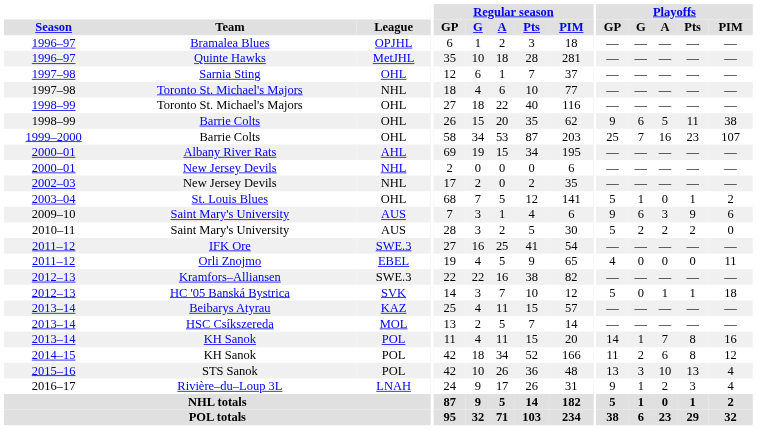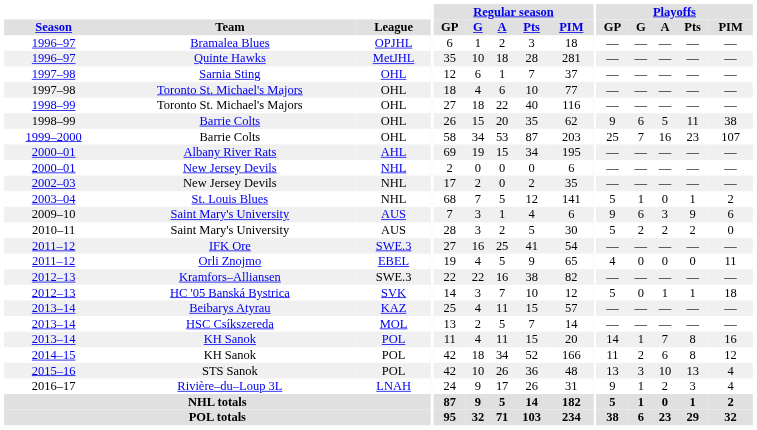(394, 89) NHL -> (394, 89) OHL
(394, 199) OHL -> (394, 199) NHL
